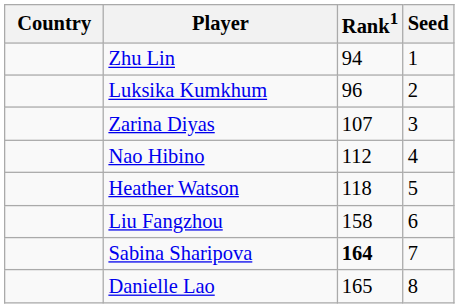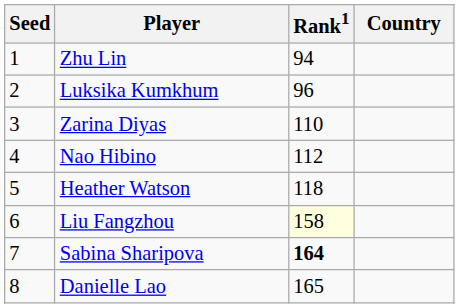columns swapped: (54, 23) <-> (428, 23)
(357, 123) 107 -> (308, 123) 110
(357, 221) no background -> (309, 221) lightyellow background
